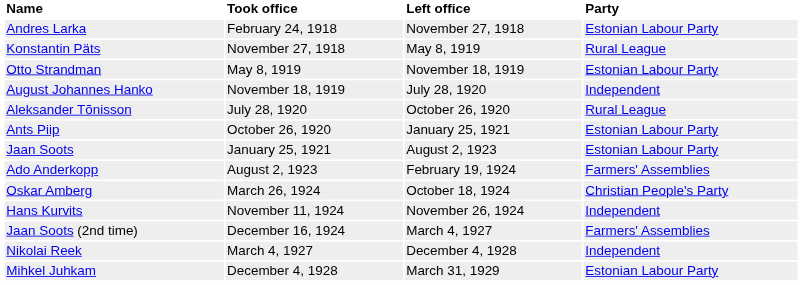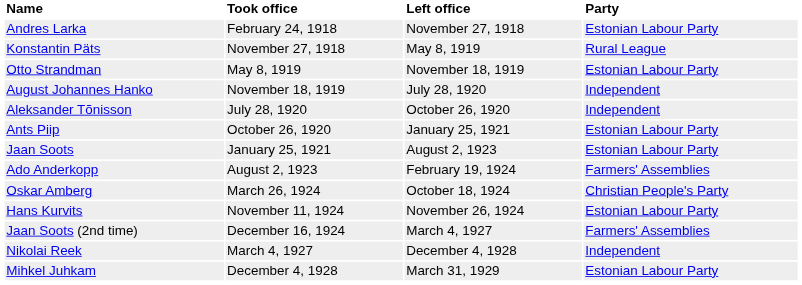(626, 109) Rural League -> (623, 109) Independent
(623, 210) Independent -> (652, 210) Estonian Labour Party
